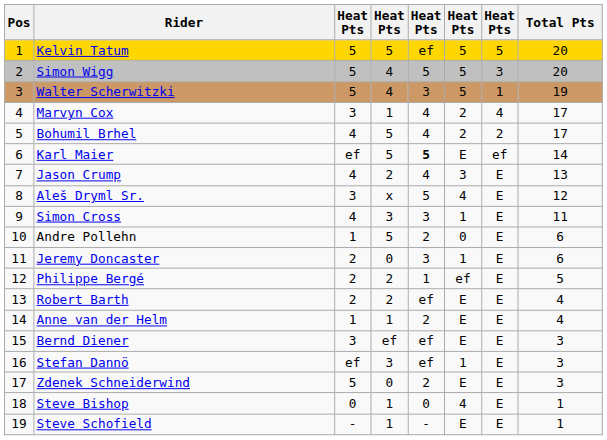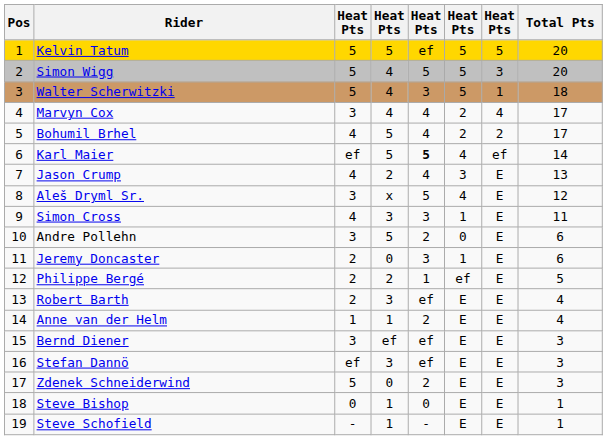(560, 92) 19 -> (560, 92) 18
(389, 113) 1 -> (389, 113) 4
(463, 154) E -> (463, 154) 4
(353, 237) 1 -> (353, 237) 3
(389, 300) 2 -> (389, 300) 3
(463, 362) 1 -> (463, 362) E
(463, 403) 4 -> (463, 403) E
